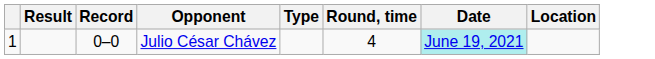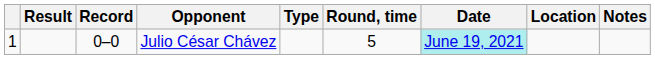+ column: (625, 16)
(372, 41) 4 -> (372, 41) 5
